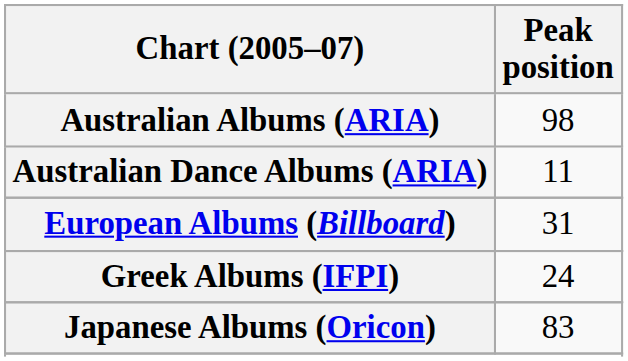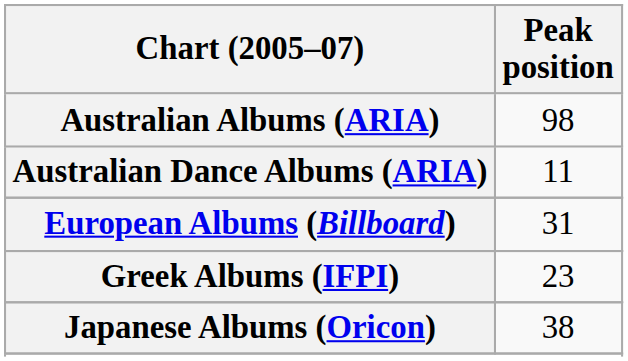(558, 275) 24 -> (558, 275) 23
(558, 327) 83 -> (558, 327) 38
